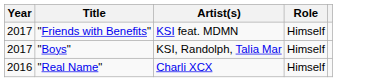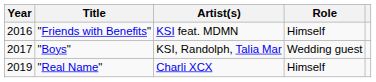(20, 31) 2017 -> (20, 31) 2016
(306, 49) Himself -> (325, 49) Wedding guest
(20, 67) 2016 -> (20, 67) 2019
